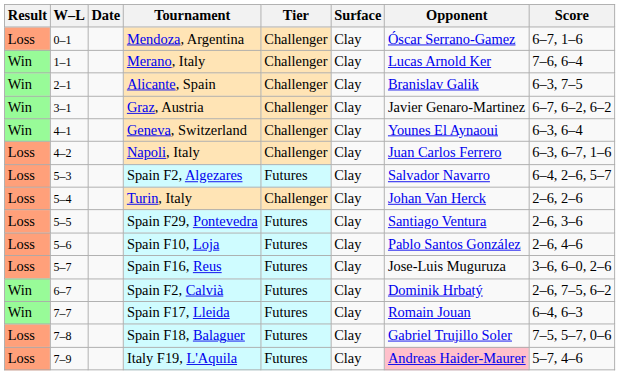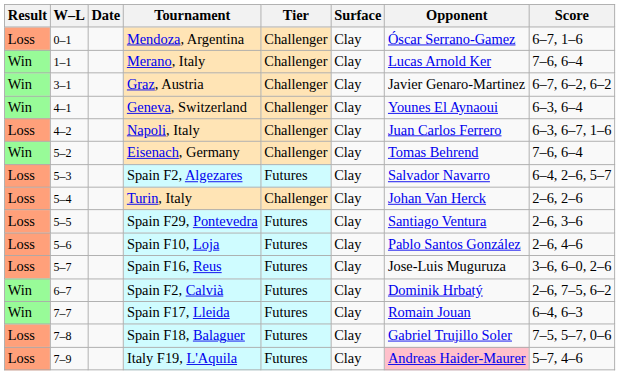- row: (171, 84)
+ row: (183, 152)
